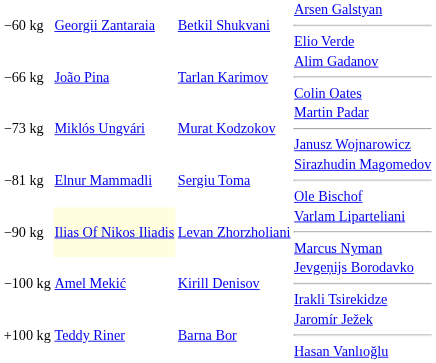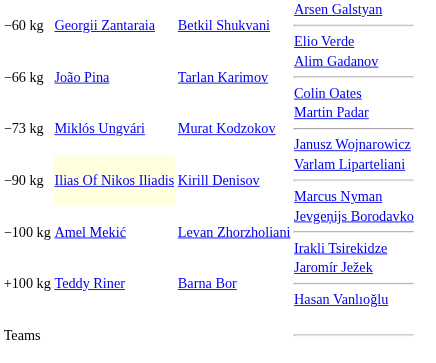- row: (24, 180)
(234, 232) Levan Zhorzholiani -> (219, 180) Kirill Denisov
(219, 283) Kirill Denisov -> (234, 232) Levan Zhorzholiani
+ row: (22, 335)
